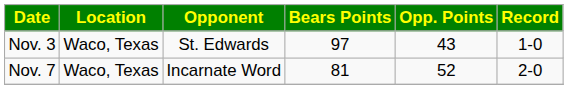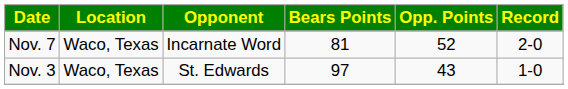rows swapped: (32, 44) <-> (32, 71)
